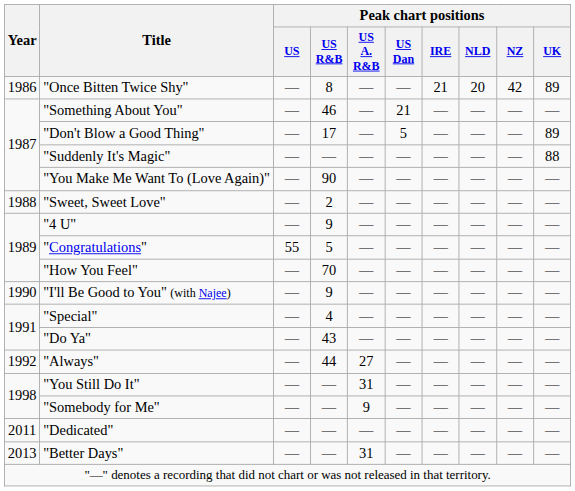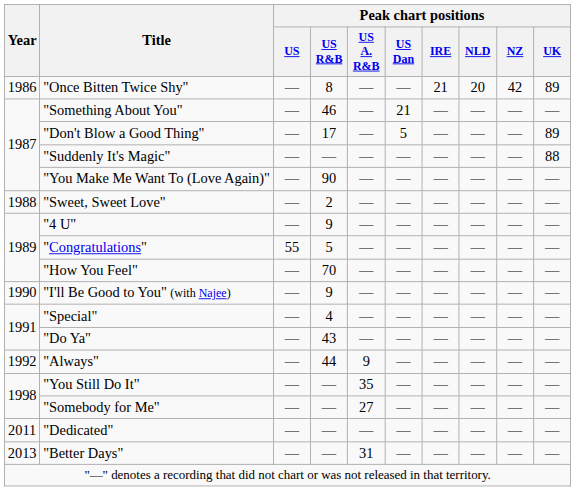(366, 361) 27 -> (366, 361) 9
(366, 384) 31 -> (366, 384) 35
(366, 407) 9 -> (366, 407) 27
